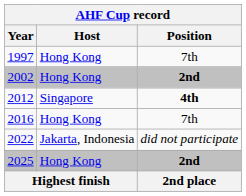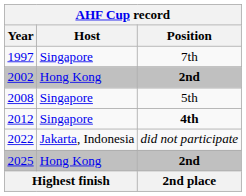(71, 56) Hong Kong -> (66, 56) Singapore
+ row: (21, 98)
- row: (21, 118)
